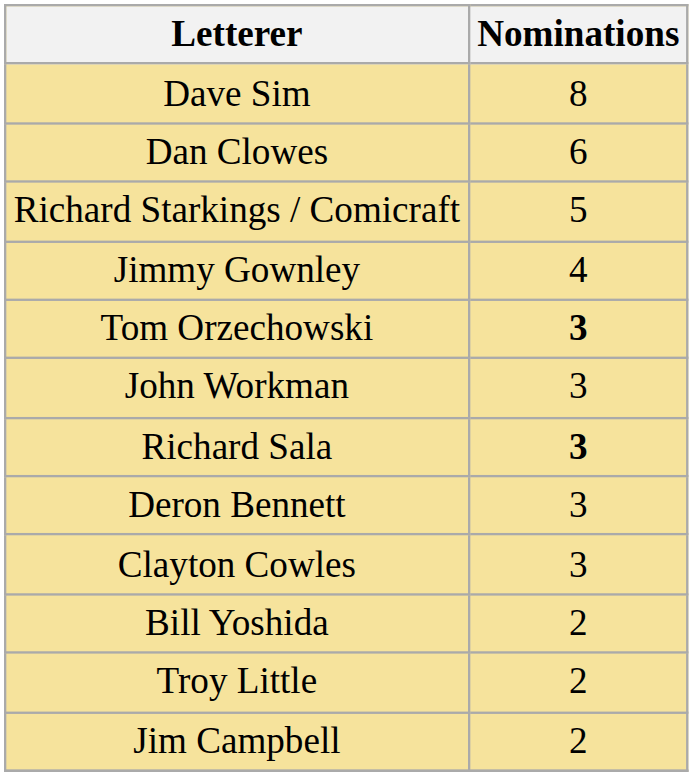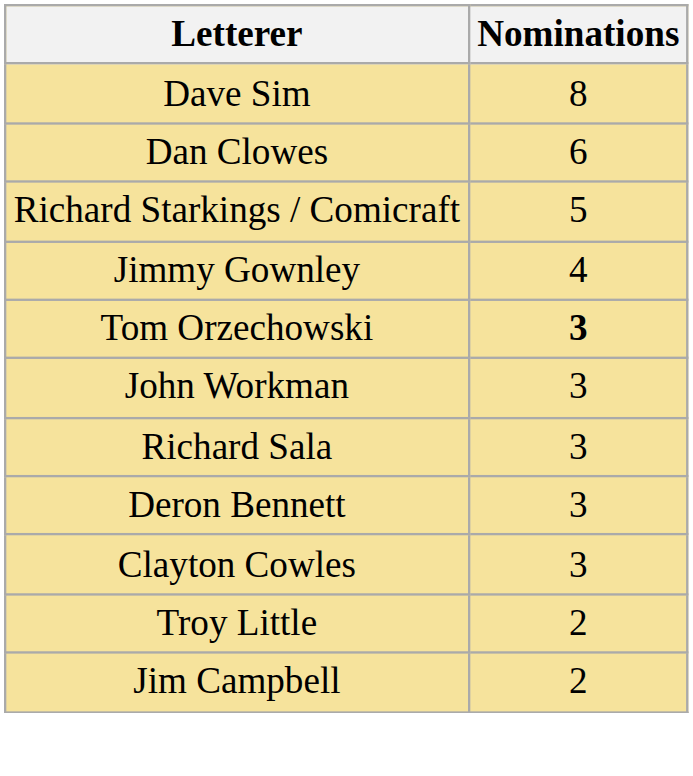(578, 446) bold -> (578, 446) normal
- row: (237, 622)
